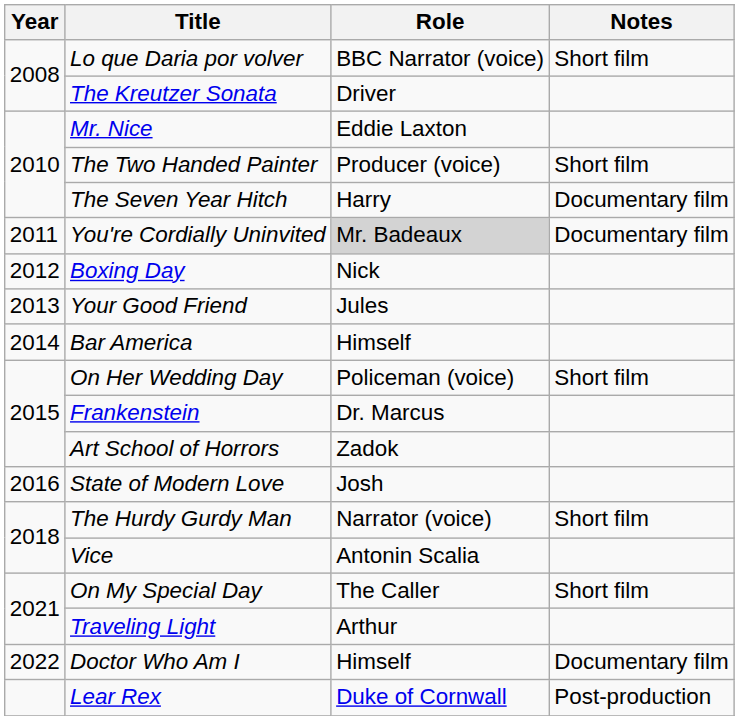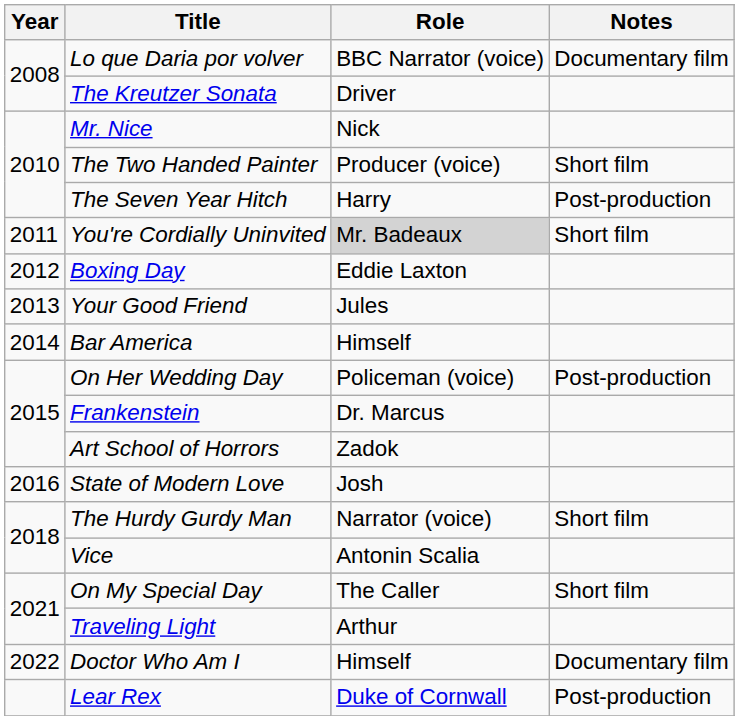(602, 57) Short film -> (641, 57) Documentary film
(402, 128) Eddie Laxton -> (358, 128) Nick
(641, 199) Documentary film -> (633, 199) Post-production
(641, 235) Documentary film -> (602, 235) Short film
(358, 270) Nick -> (402, 270) Eddie Laxton
(602, 377) Short film -> (633, 377) Post-production
